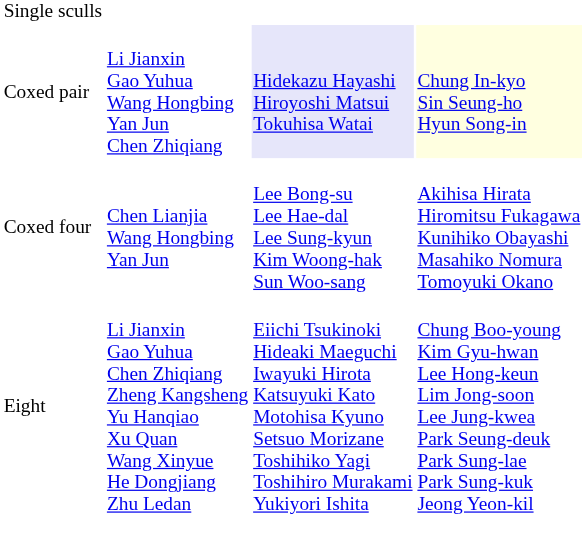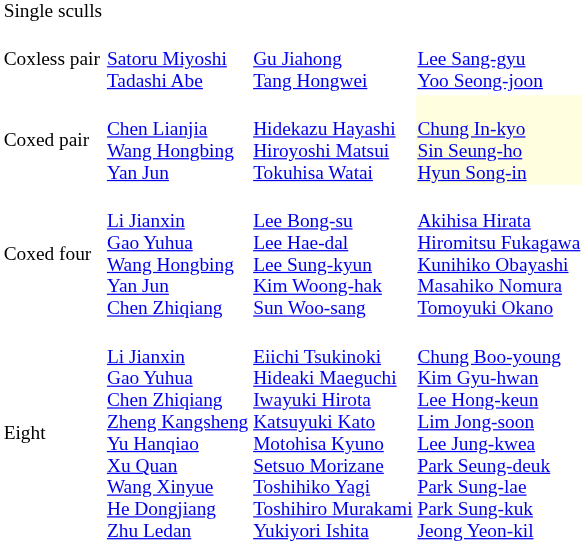+ row: (52, 58)
(170, 102) Li Jianxin Gao Yuhua Wang Hongbing Yan Jun Chen Zhiqiang -> (170, 150) Chen Lianjia Wang Hongbing Yan Jun
(324, 102) lavender background -> (324, 150) no background
(170, 237) Chen Lianjia Wang Hongbing Yan Jun -> (170, 264) Li Jianxin Gao Yuhua Wang Hongbing Yan Jun Chen Zhiqiang
